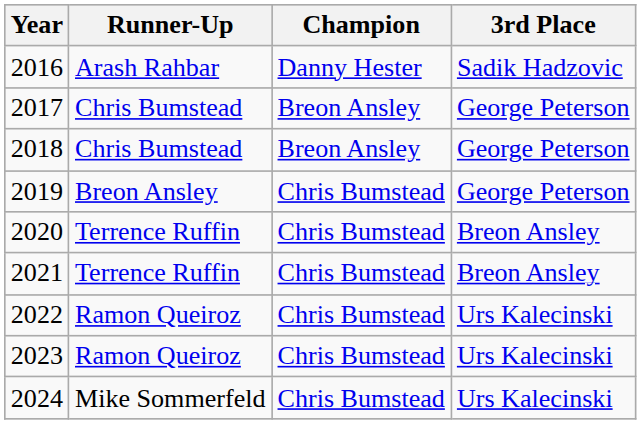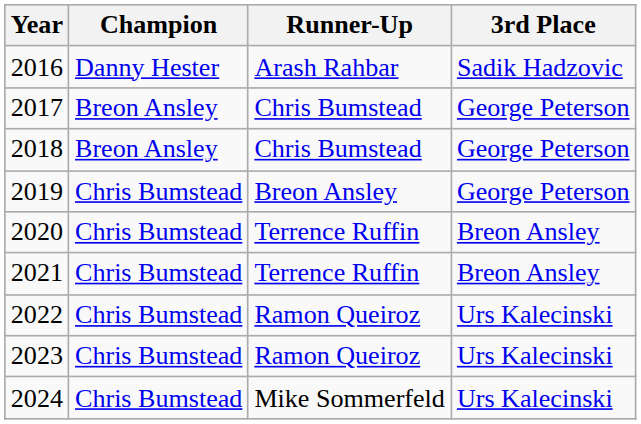columns swapped: (361, 25) <-> (170, 25)
